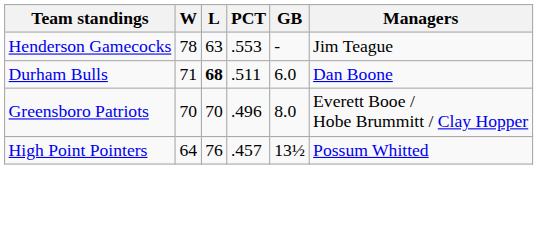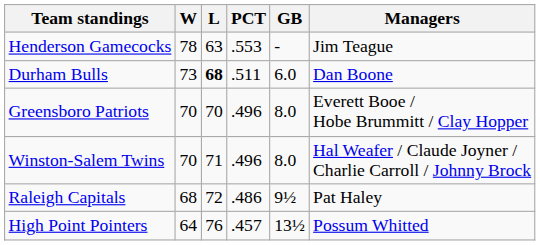(188, 74) 71 -> (188, 74) 73
+ row: (86, 159)
+ row: (67, 197)
